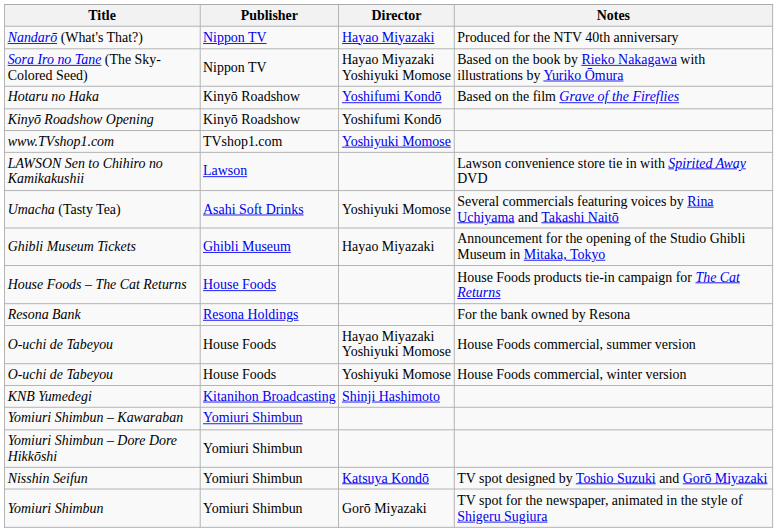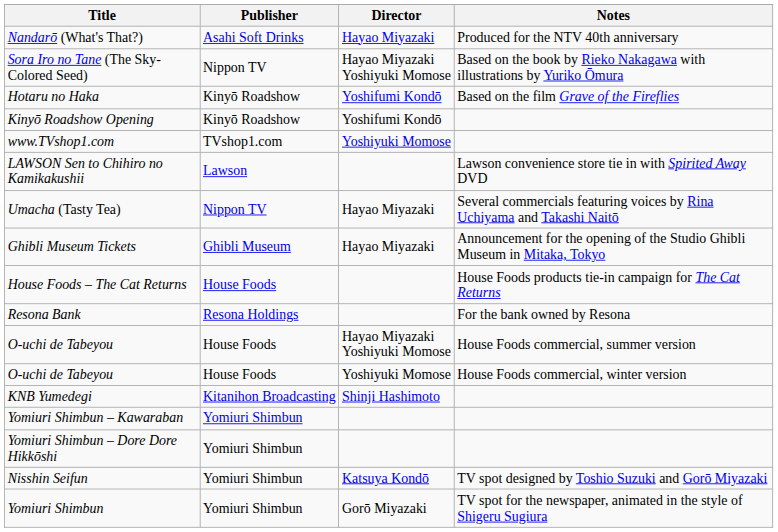(235, 37) Nippon TV -> (253, 37) Asahi Soft Drinks
(253, 209) Asahi Soft Drinks -> (235, 209) Nippon TV
(396, 209) Yoshiyuki Momose -> (388, 209) Hayao Miyazaki
